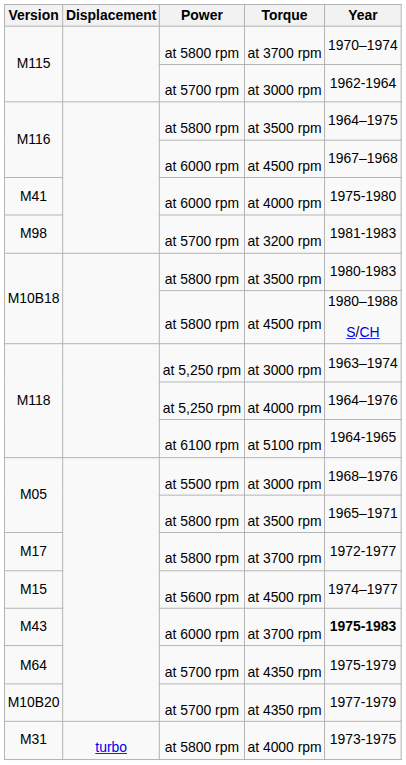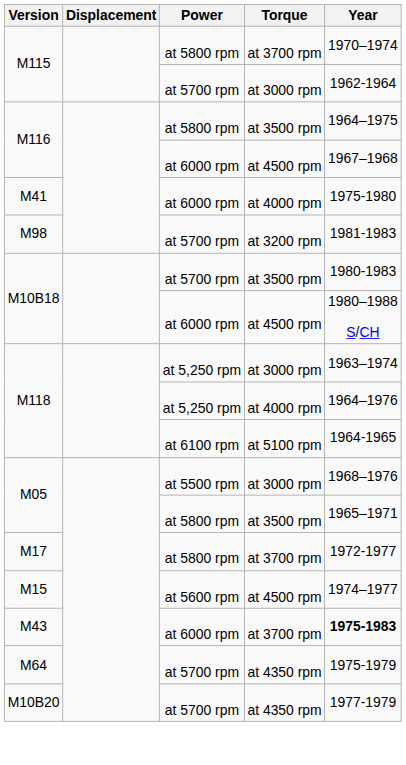(202, 279) at 5800 rpm -> (202, 279) at 5700 rpm
(202, 325) at 5800 rpm -> (202, 325) at 6000 rpm
- row: (34, 740)
